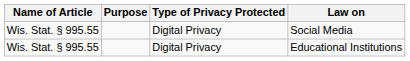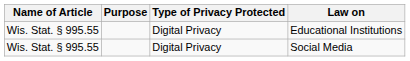rows swapped: (321, 30) <-> (346, 47)
